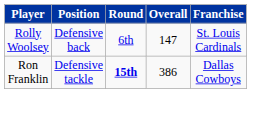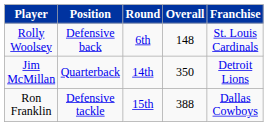(168, 39) 147 -> (185, 39) 148
+ row: (31, 72)
(126, 72) bold -> (143, 104) normal
(168, 72) 386 -> (185, 104) 388
